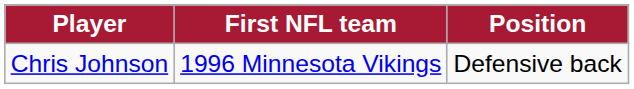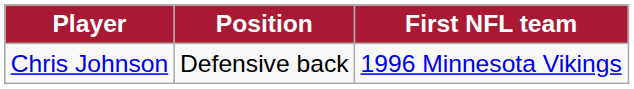columns swapped: (538, 24) <-> (311, 24)
